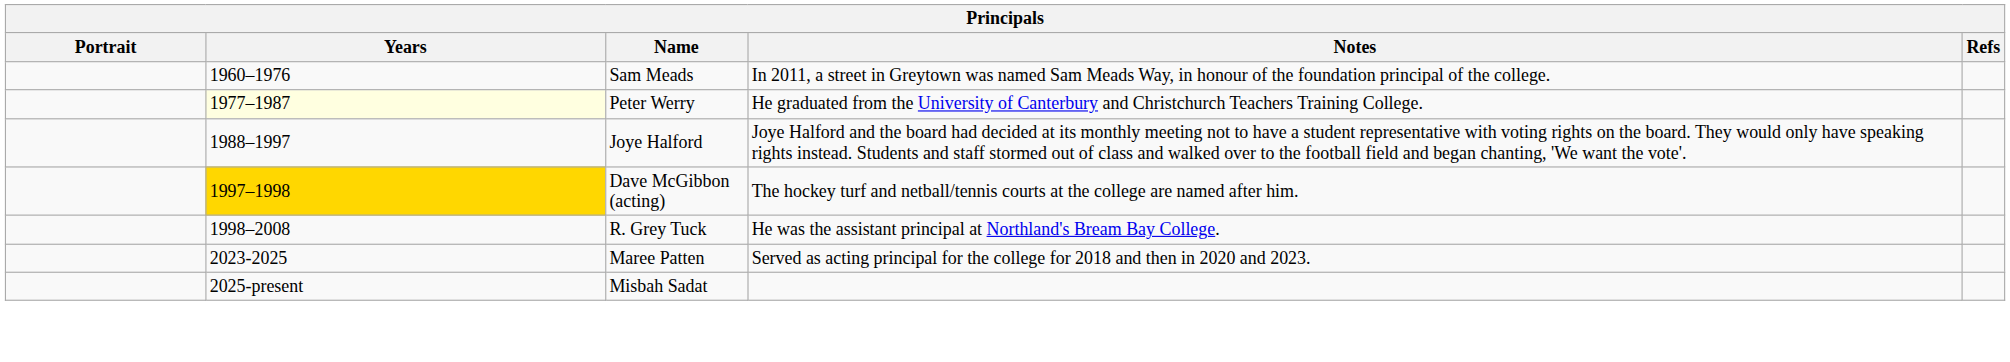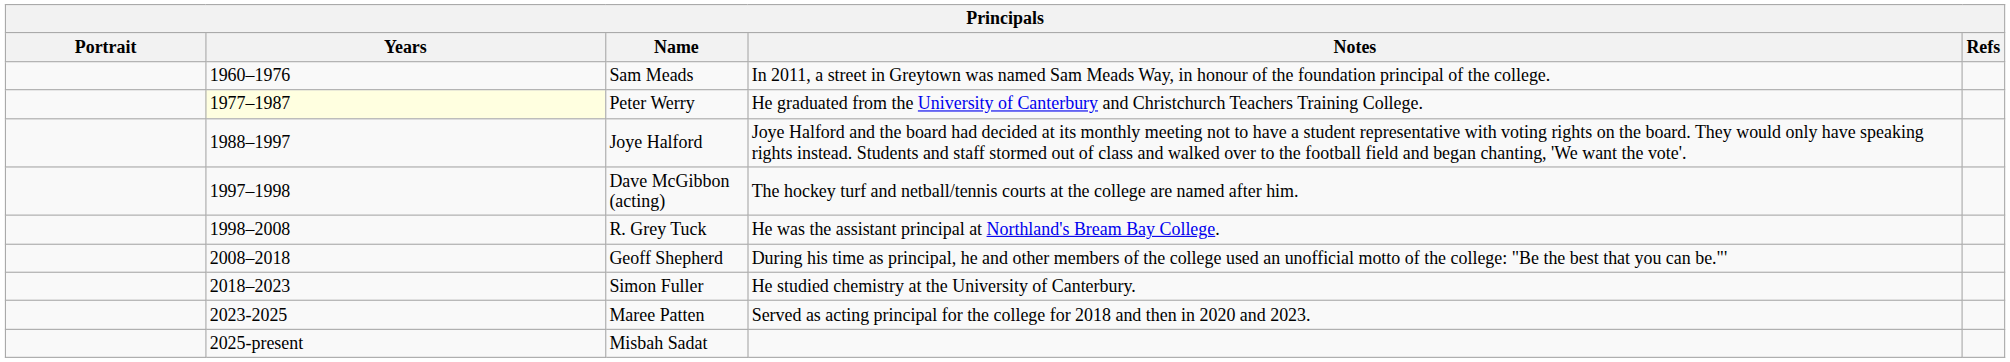(250, 191) gold background -> (250, 191) no background
+ row: (666, 257)
+ row: (656, 286)
